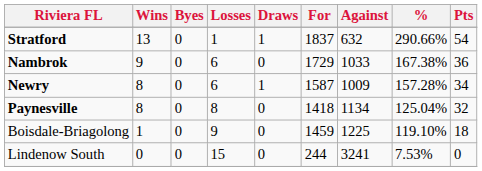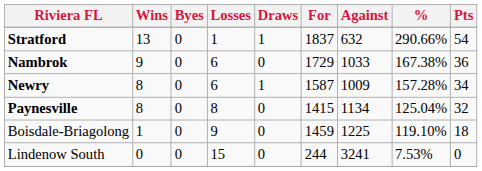(319, 108) 1418 -> (319, 108) 1415
